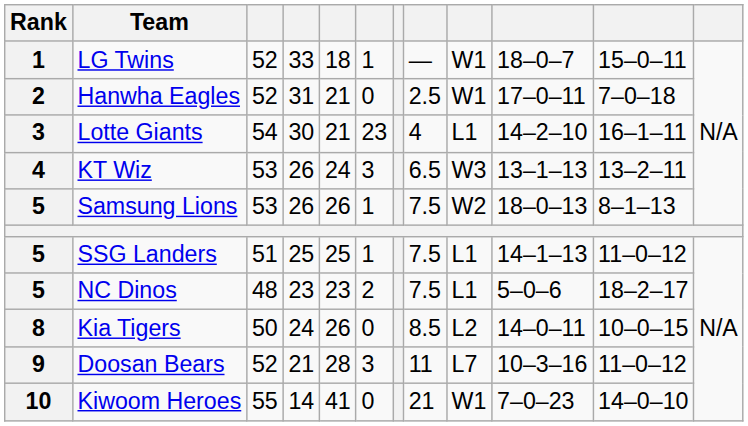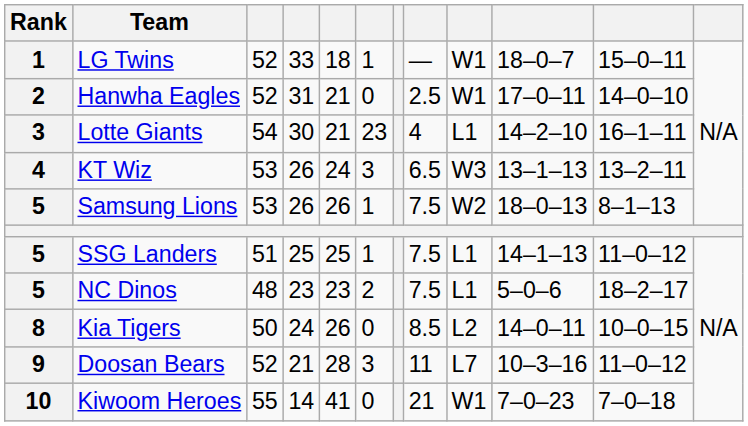(637, 96) 7–0–18 -> (643, 96) 14–0–10
(643, 401) 14–0–10 -> (637, 401) 7–0–18
